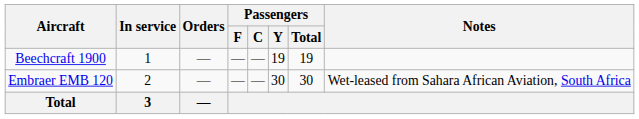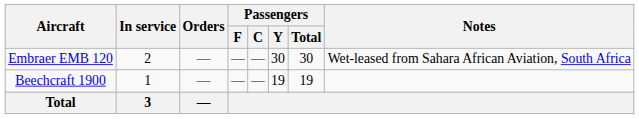rows swapped: (61, 59) <-> (61, 80)
